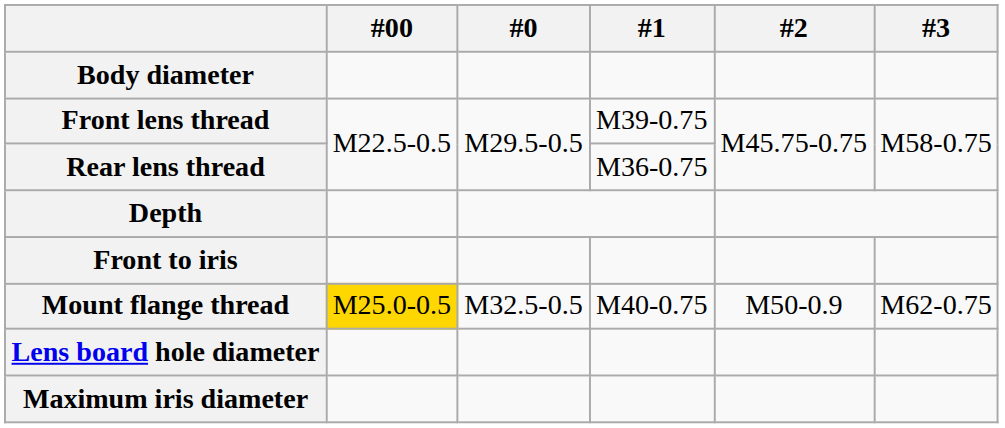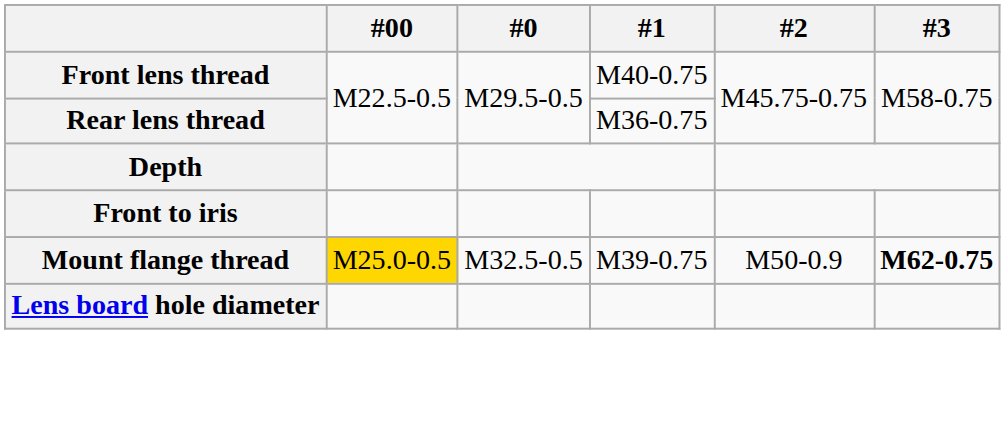- row: (165, 74)
(652, 120) M39-0.75 -> (652, 74) M40-0.75
(652, 305) M40-0.75 -> (652, 259) M39-0.75
(936, 305) normal -> (937, 259) bold
- row: (166, 398)
